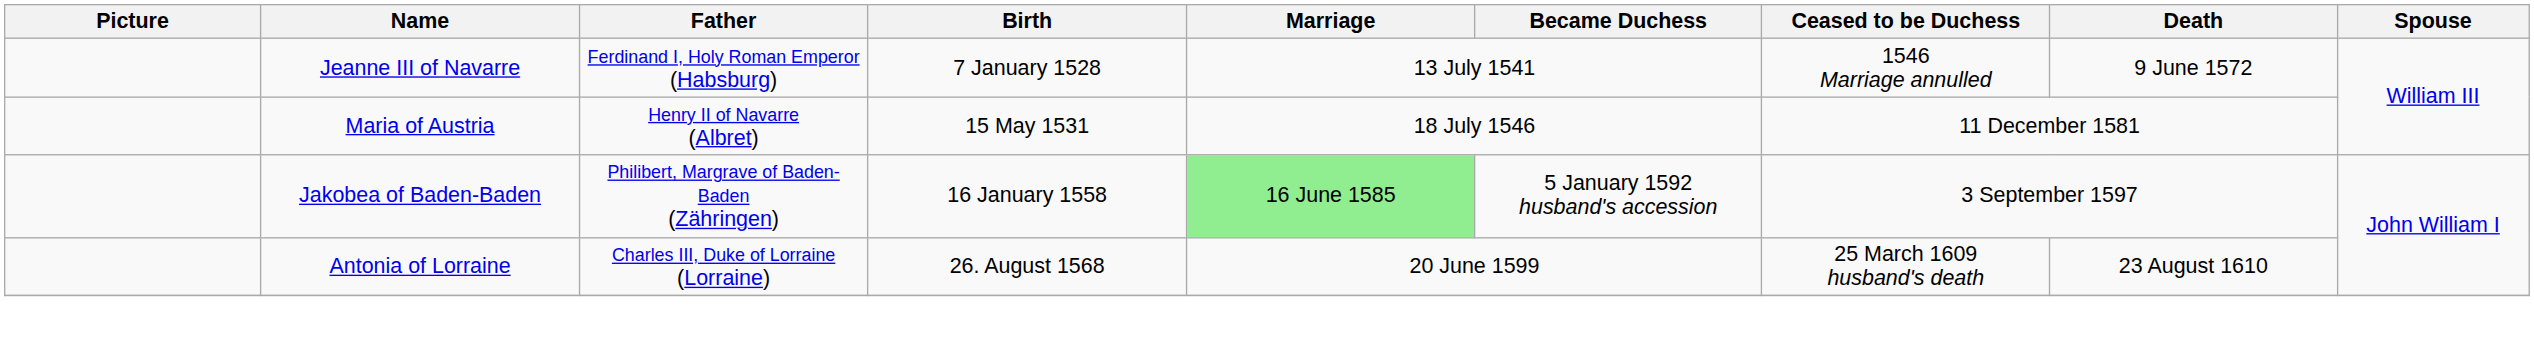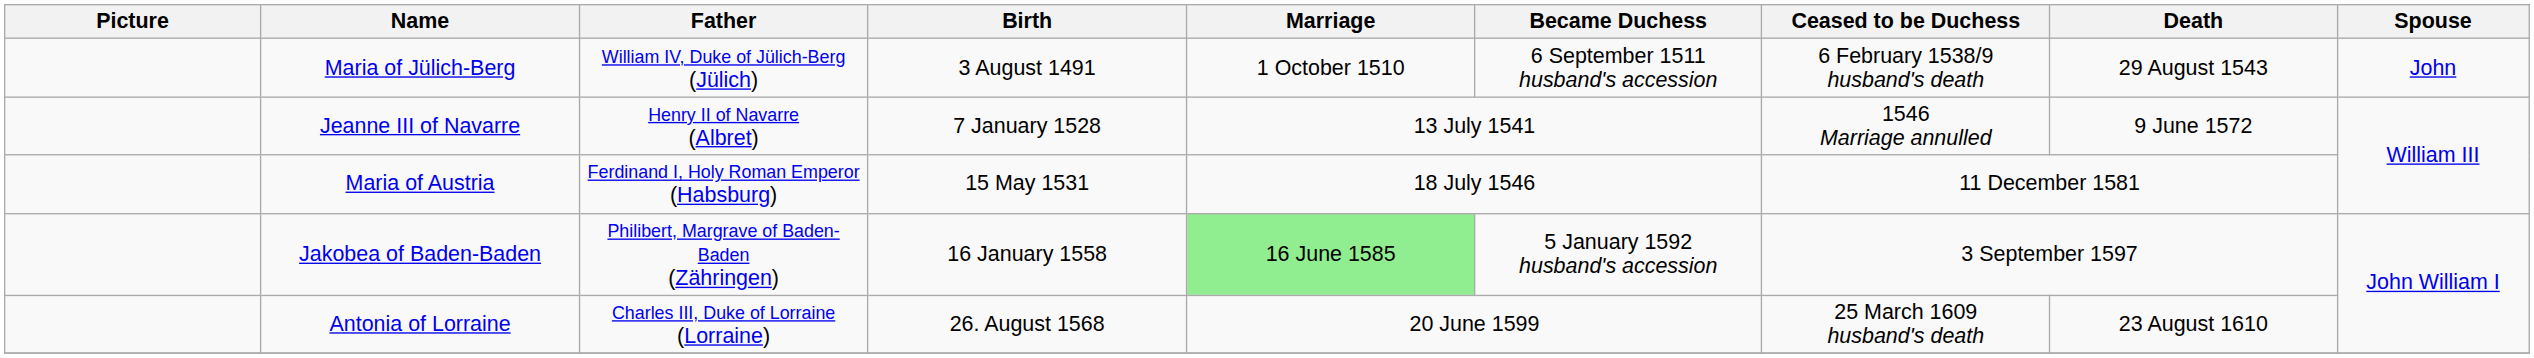+ row: (420, 67)
(724, 68) Ferdinand I, Holy Roman Emperor (Habsburg) -> (724, 127) Henry II of Navarre (Albret)
(724, 127) Henry II of Navarre (Albret) -> (724, 185) Ferdinand I, Holy Roman Emperor (Habsburg)
